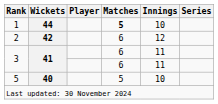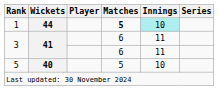(160, 25) no background -> (160, 25) paleturquoise background
- row: (16, 38)
